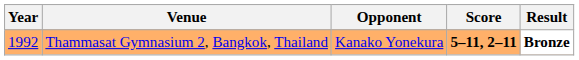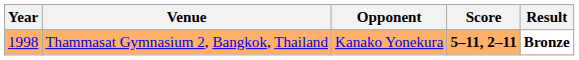(23, 42) 1992 -> (23, 42) 1998
